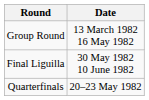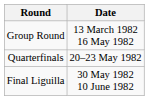rows swapped: (36, 86) <-> (36, 64)
